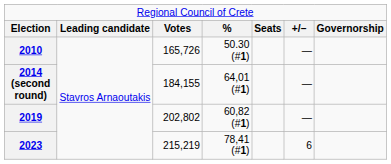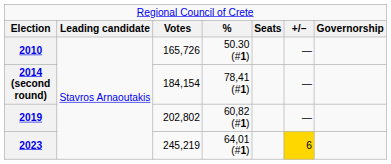(181, 84) 184,155 -> (181, 84) 184,154
(237, 84) 64,01 (#1) -> (237, 84) 78,41 (#1)
(181, 145) 215,219 -> (181, 145) 245,219
(237, 145) 78,41 (#1) -> (237, 145) 64,01 (#1)
(309, 145) no background -> (309, 145) gold background
